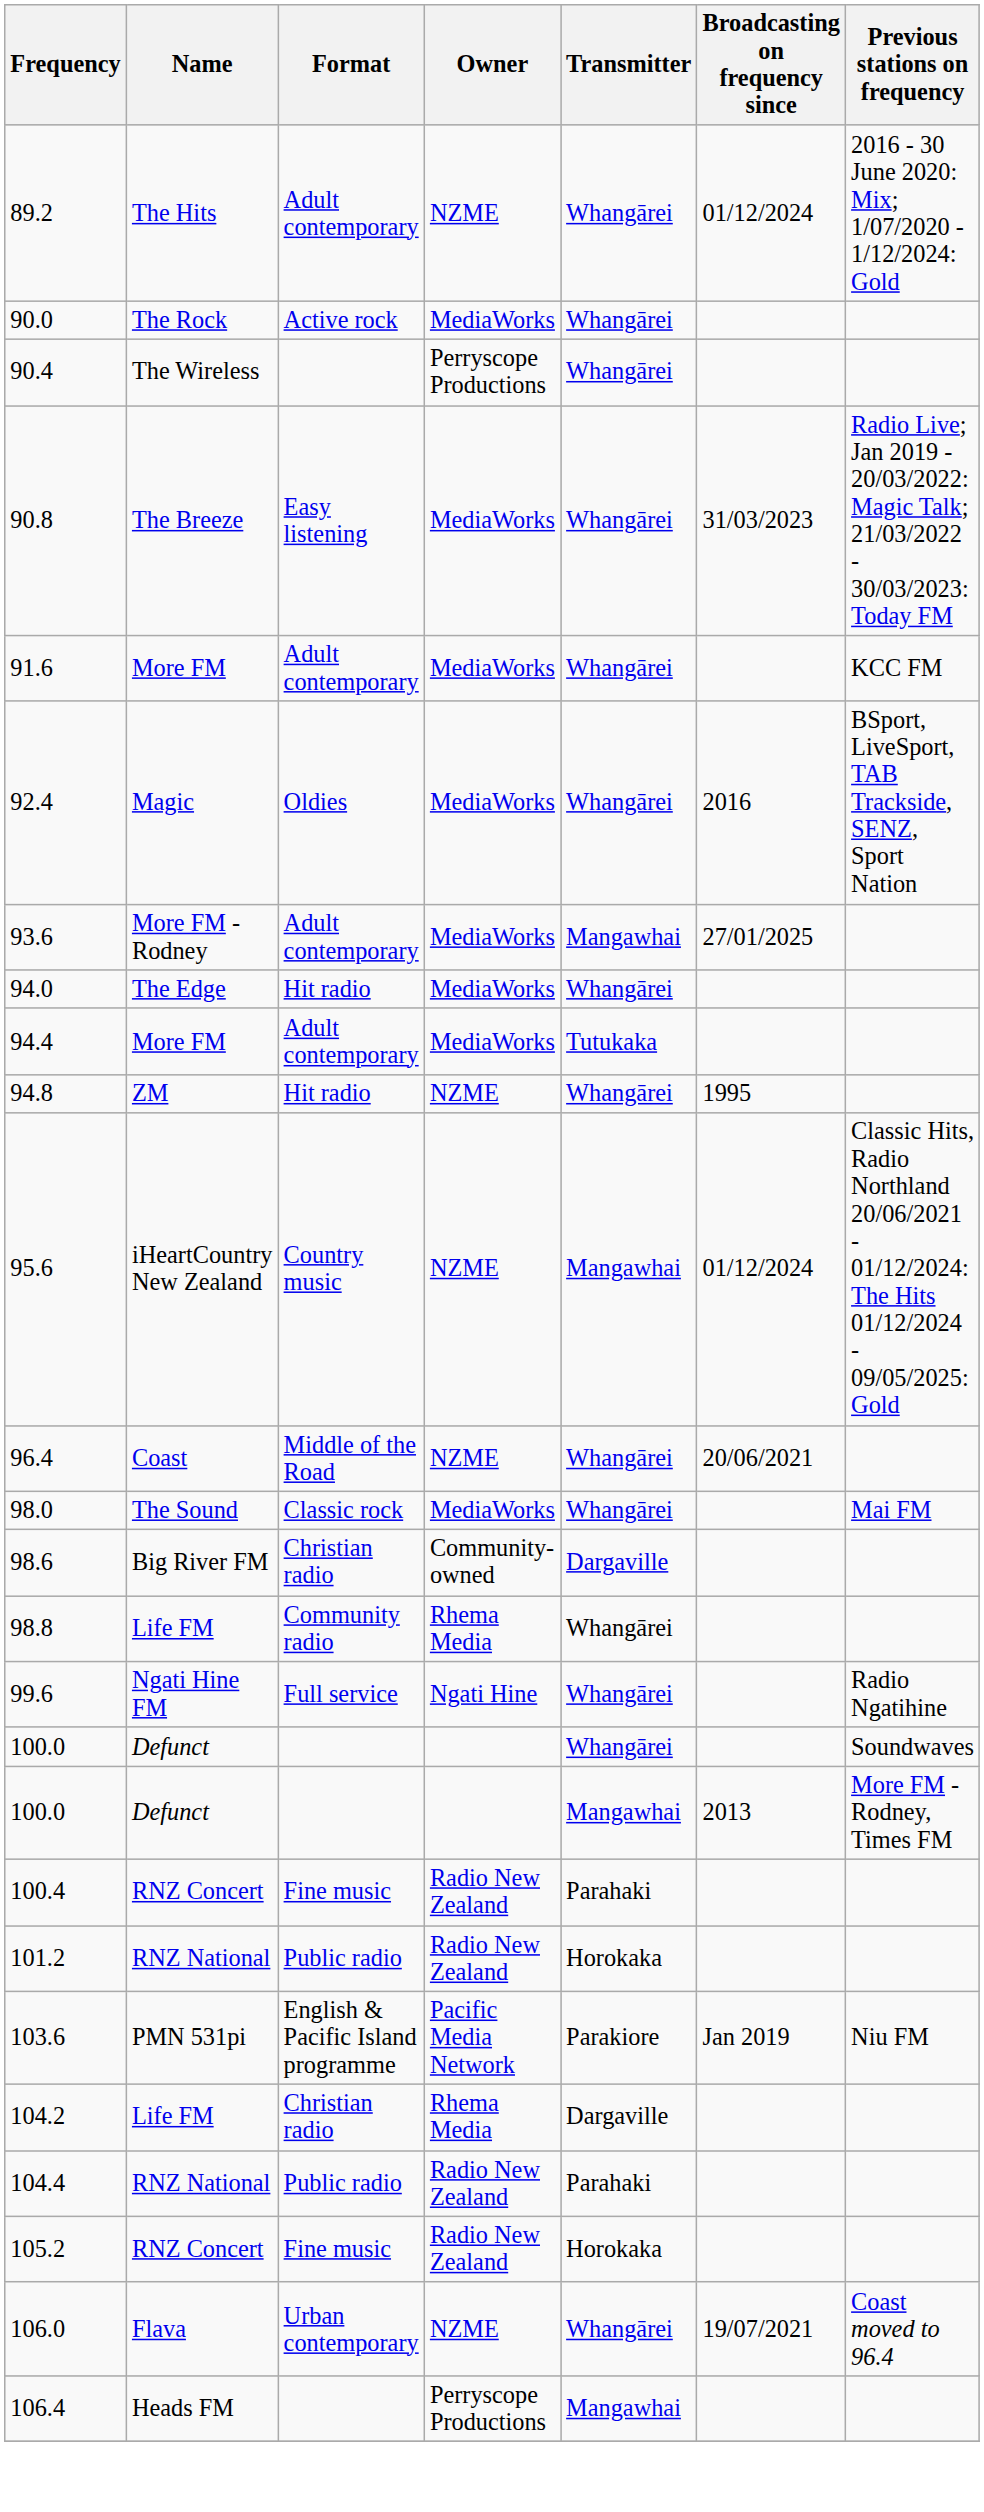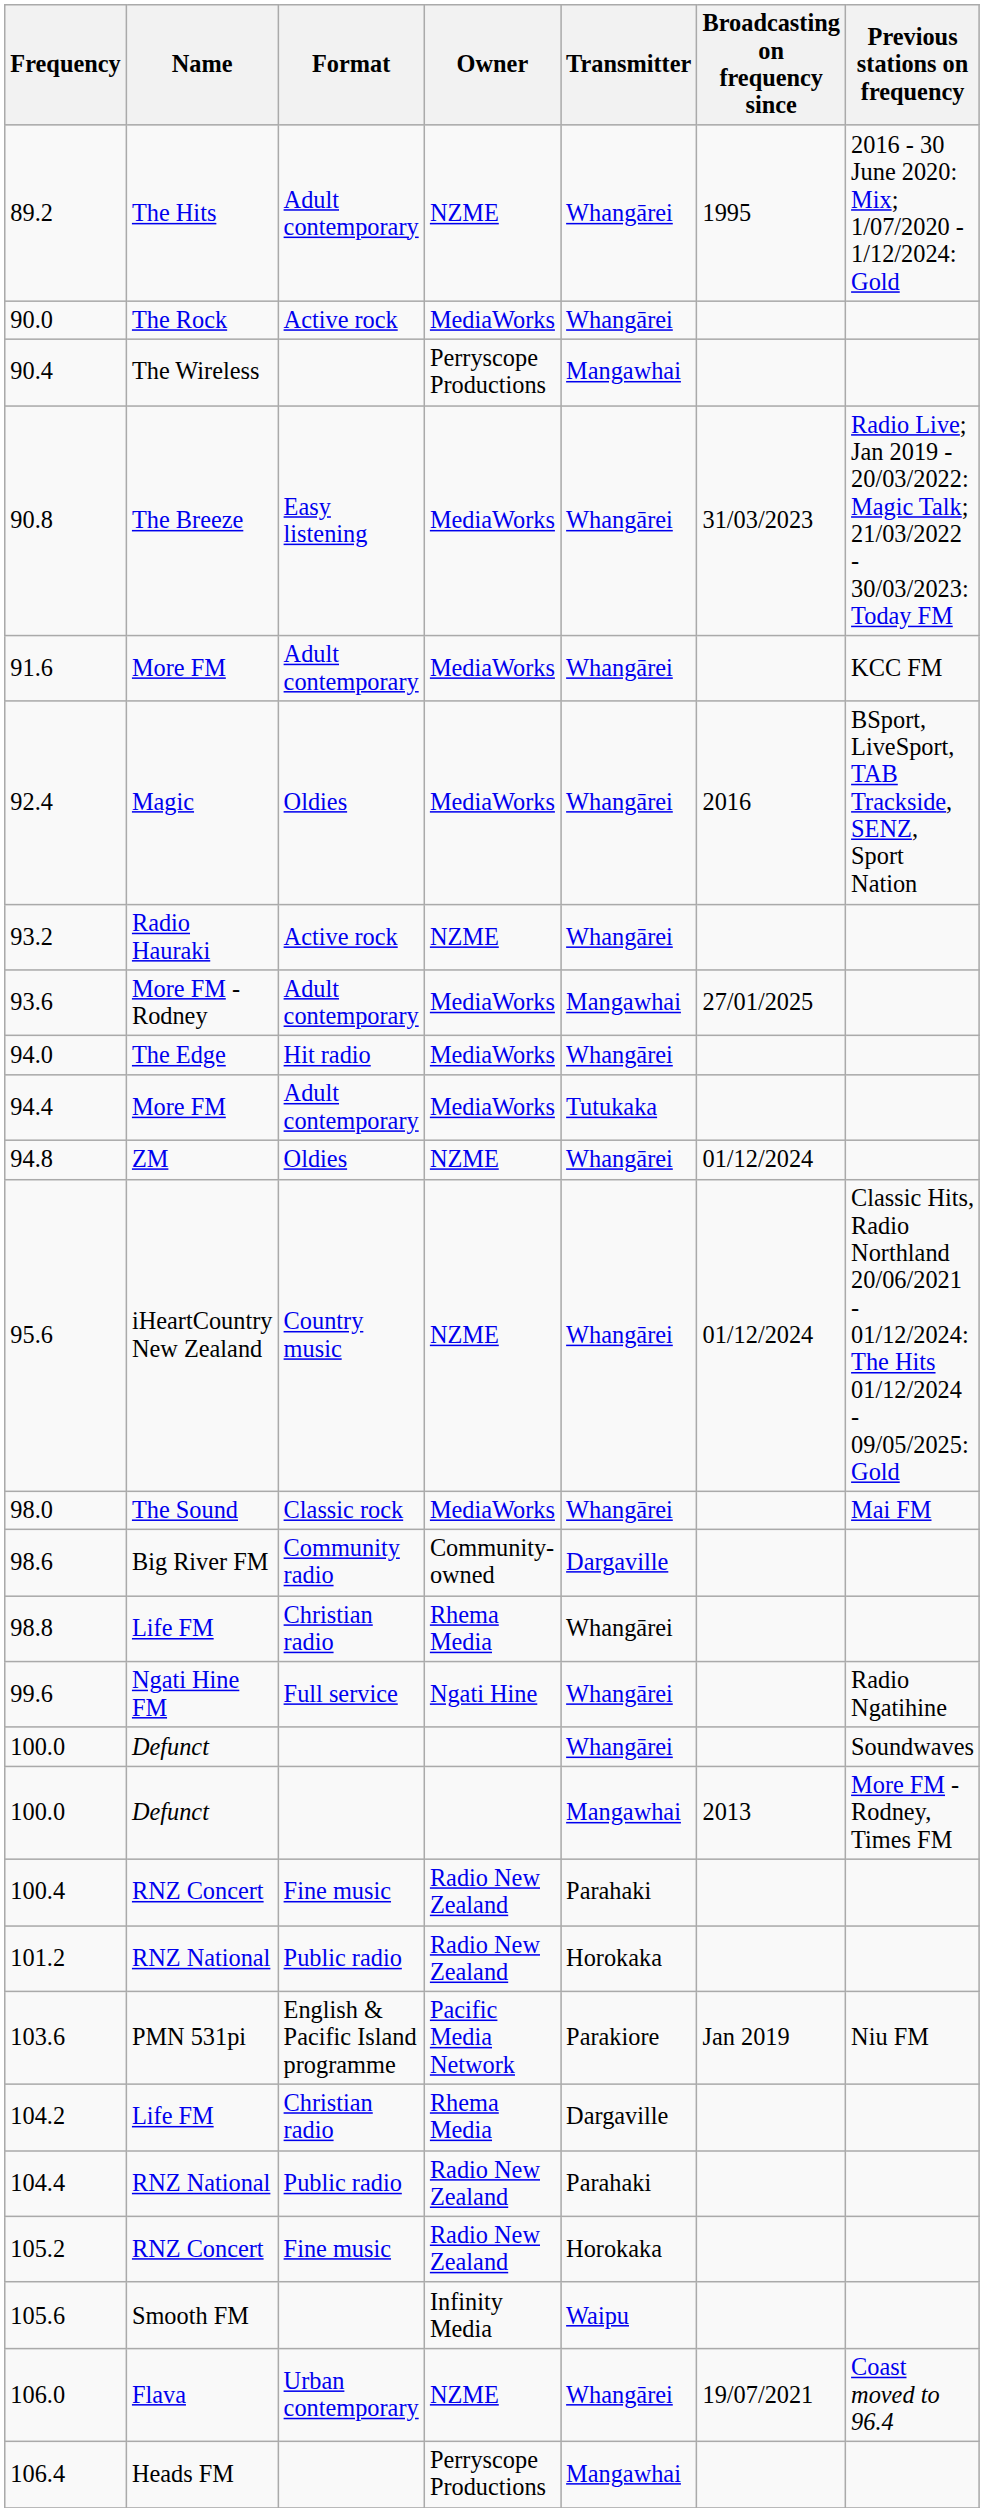(758, 212) 01/12/2024 -> (727, 212) 1995
(619, 372) Whangārei -> (624, 372) Mangawhai
+ row: (32, 936)
(327, 1093) Hit radio -> (315, 1159) Oldies
(727, 1093) 1995 -> (758, 1159) 01/12/2024
(624, 1268) Mangawhai -> (619, 1334) Whangārei
- row: (32, 1457)
(328, 1562) Christian radio -> (342, 1562) Community radio
(342, 1628) Community radio -> (328, 1628) Christian radio
+ row: (38, 2314)
